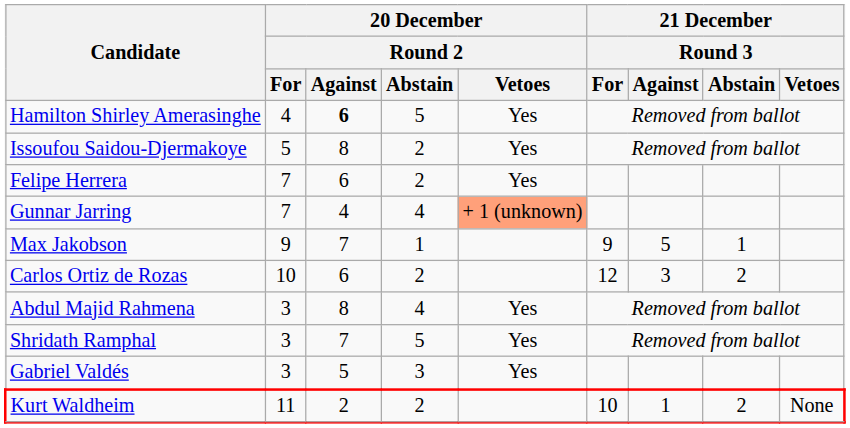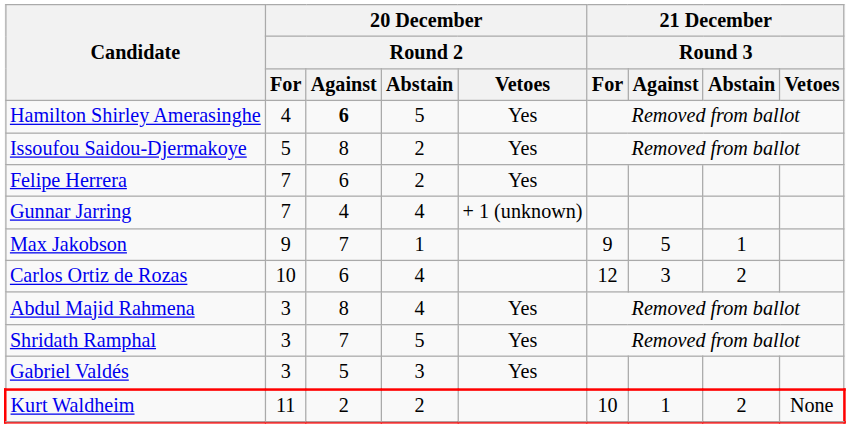(523, 212) lightsalmon background -> (523, 212) no background
(420, 276) 2 -> (420, 276) 4
